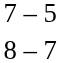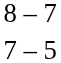rows swapped: (30, 13) <-> (30, 50)
